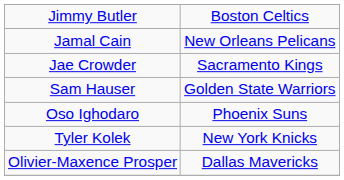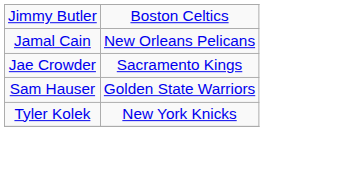- row: (93, 114)
- row: (93, 162)
